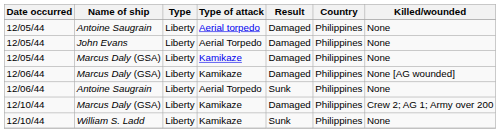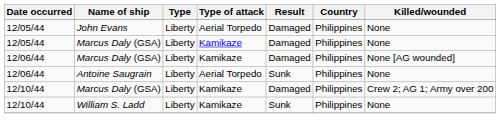- row: (26, 27)
